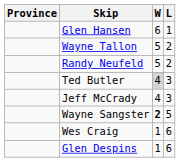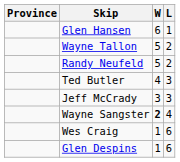(158, 81) lightgrey background -> (158, 81) no background
(158, 98) 4 -> (158, 98) 3
(169, 115) 5 -> (169, 115) 4
